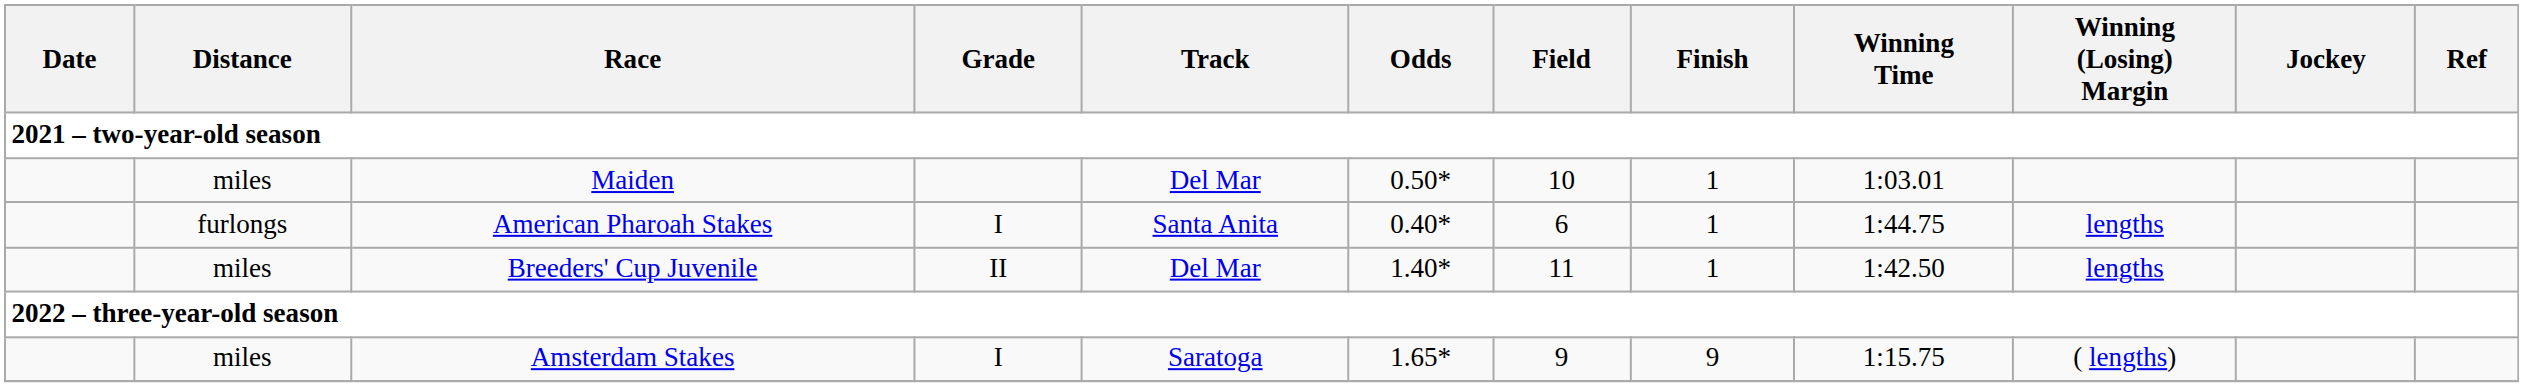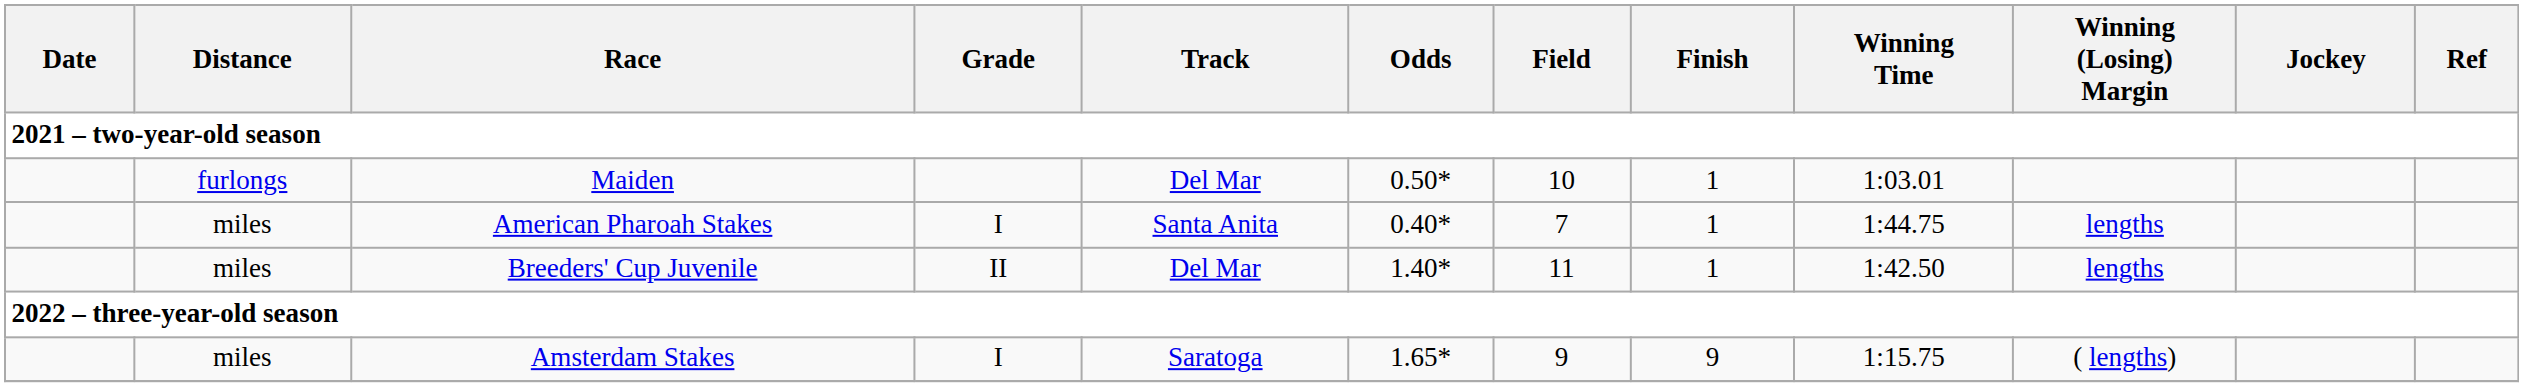(242, 179) miles -> (242, 179) furlongs
(242, 224) furlongs -> (242, 224) miles
(1562, 224) 6 -> (1562, 224) 7
